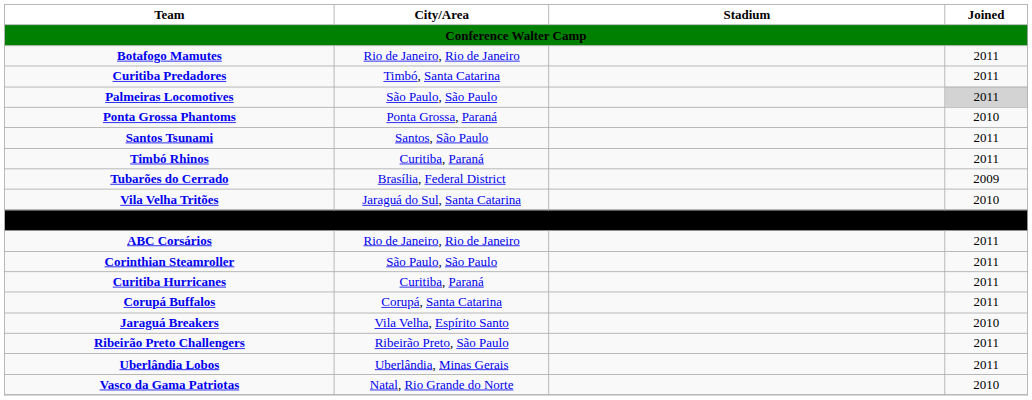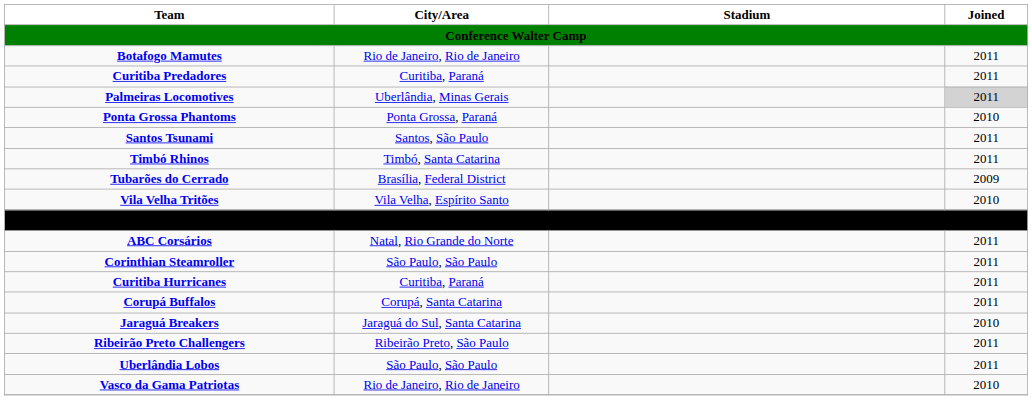(442, 76) Timbó, Santa Catarina -> (442, 76) Curitiba, Paraná
(442, 96) São Paulo, São Paulo -> (442, 96) Uberlândia, Minas Gerais
(442, 158) Curitiba, Paraná -> (442, 158) Timbó, Santa Catarina
(442, 199) Jaraguá do Sul, Santa Catarina -> (442, 199) Vila Velha, Espírito Santo
(442, 240) Rio de Janeiro, Rio de Janeiro -> (442, 240) Natal, Rio Grande do Norte
(442, 323) Vila Velha, Espírito Santo -> (442, 323) Jaraguá do Sul, Santa Catarina
(442, 364) Uberlândia, Minas Gerais -> (442, 364) São Paulo, São Paulo
(442, 384) Natal, Rio Grande do Norte -> (442, 384) Rio de Janeiro, Rio de Janeiro
